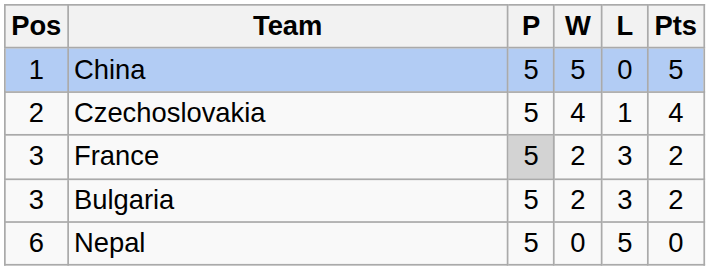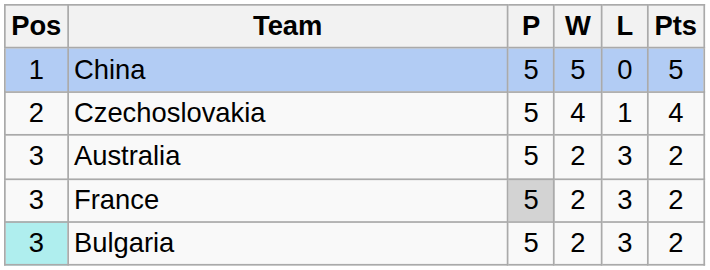+ row: (127, 156)
(36, 199) no background -> (36, 243) paleturquoise background
- row: (110, 243)
